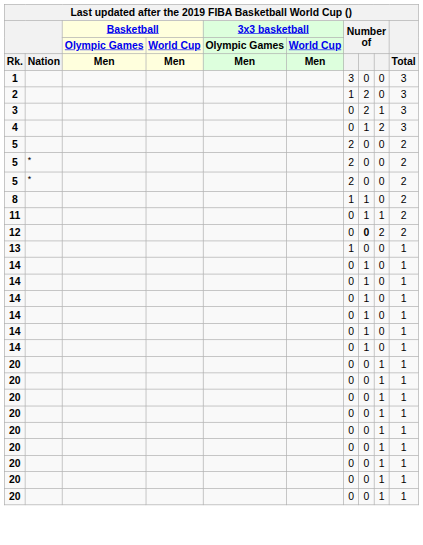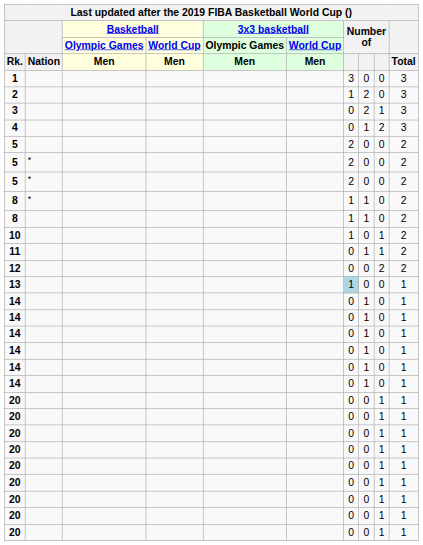+ row: (15, 201)
+ row: (15, 235)
(366, 232) bold -> (366, 268) normal
(351, 249) no background -> (351, 285) lightblue background
